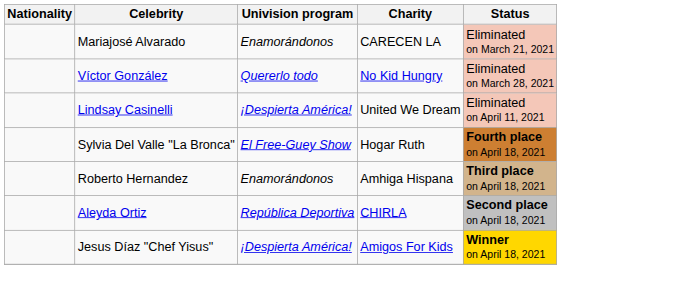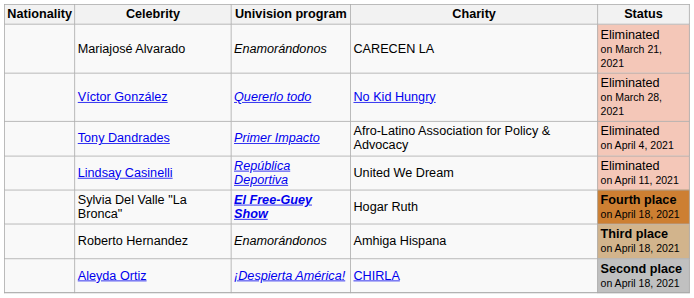+ row: (124, 138)
(296, 110) ¡Despierta América! -> (262, 172) República Deportiva
(296, 144) normal -> (273, 207) bold
(297, 213) República Deportiva -> (290, 275) ¡Despierta América!
- row: (145, 247)
